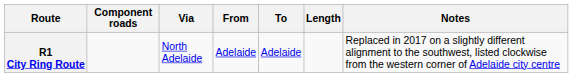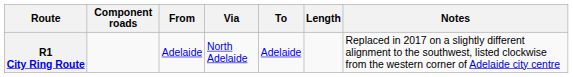columns swapped: (236, 18) <-> (186, 18)
